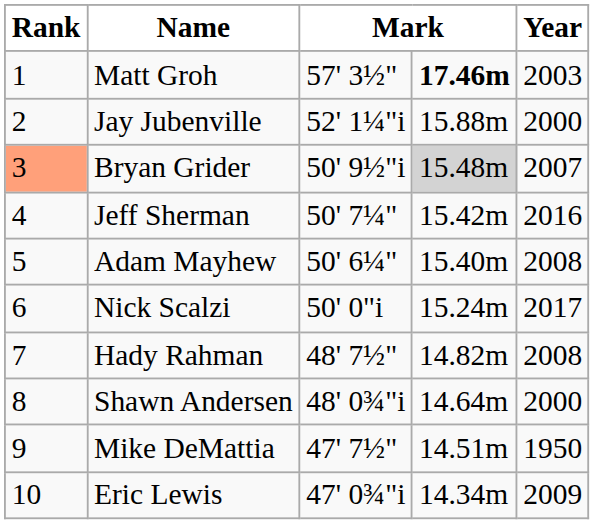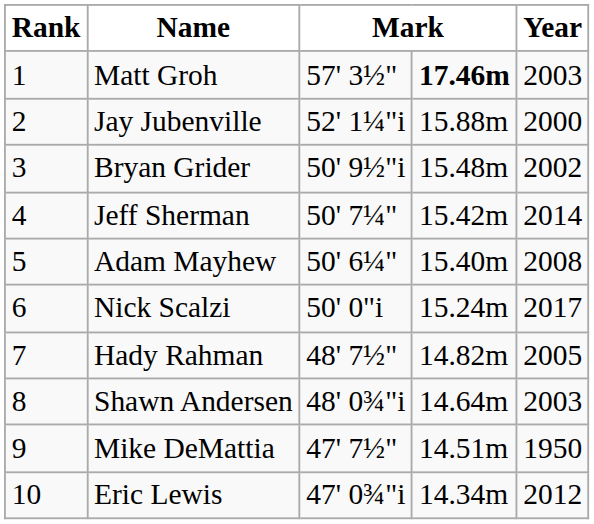(19, 167) lightsalmon background -> (19, 167) no background
(464, 167) lightgrey background -> (464, 167) no background
(553, 167) 2007 -> (553, 167) 2002
(553, 214) 2016 -> (553, 214) 2014
(553, 354) 2008 -> (553, 354) 2005
(553, 401) 2000 -> (553, 401) 2003
(553, 494) 2009 -> (553, 494) 2012
